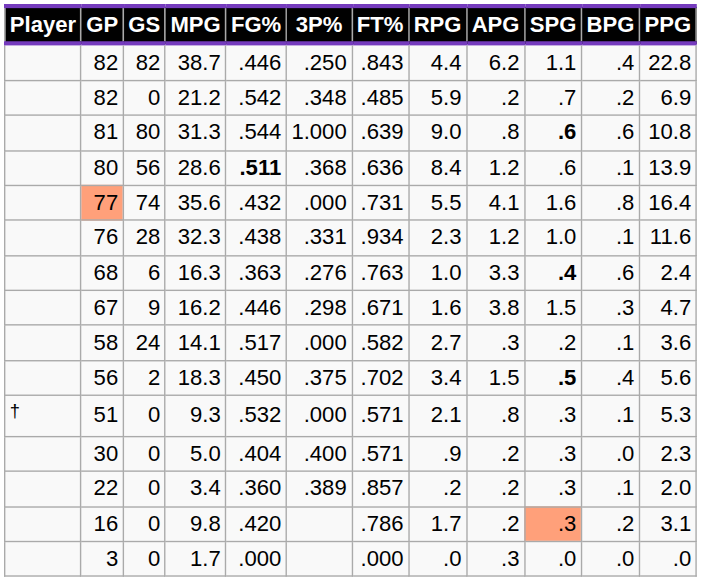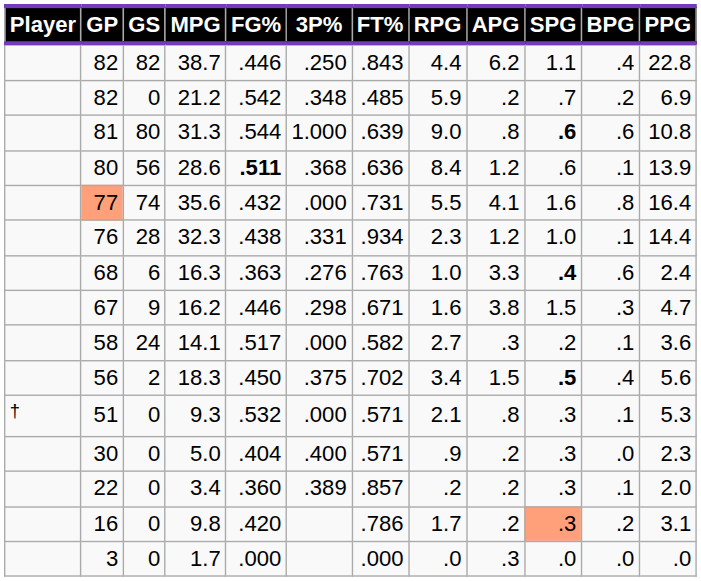(671, 237) 11.6 -> (670, 237) 14.4
